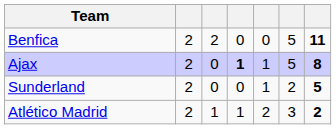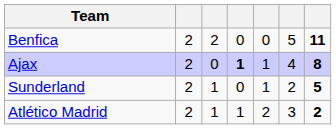(292, 64) 5 -> (292, 64) 4
(215, 87) 0 -> (215, 87) 1
